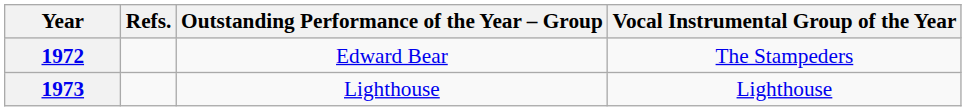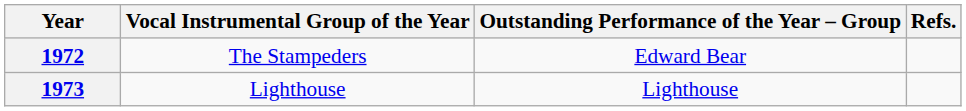columns swapped: (784, 21) <-> (149, 21)
